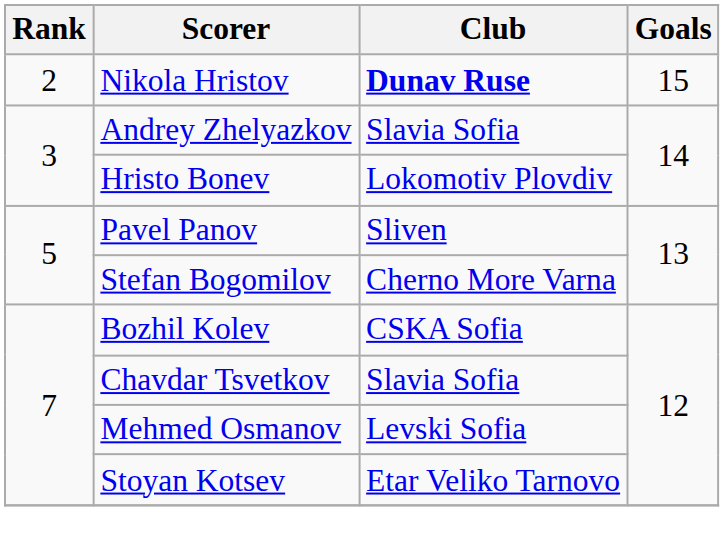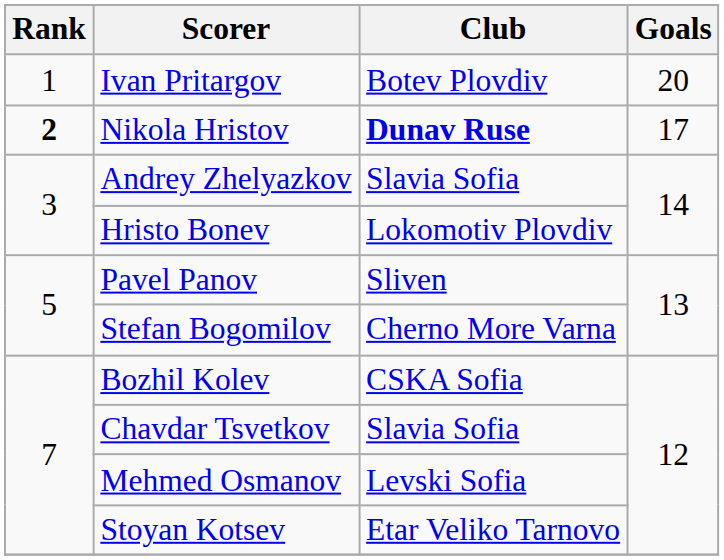+ row: (191, 79)
(49, 79) normal -> (49, 129) bold
(673, 79) 15 -> (673, 129) 17
